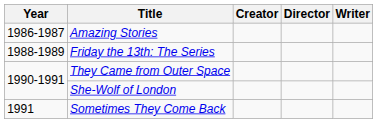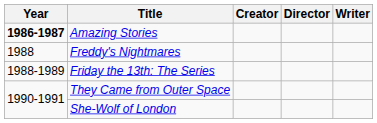(36, 33) normal -> (36, 33) bold
+ row: (125, 52)
- row: (148, 109)
